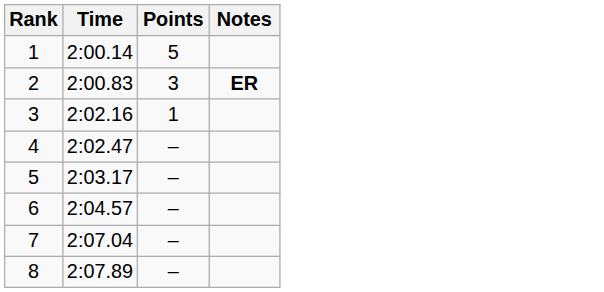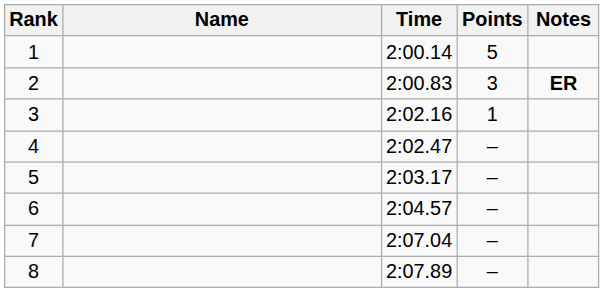+ column: (222, 20)
